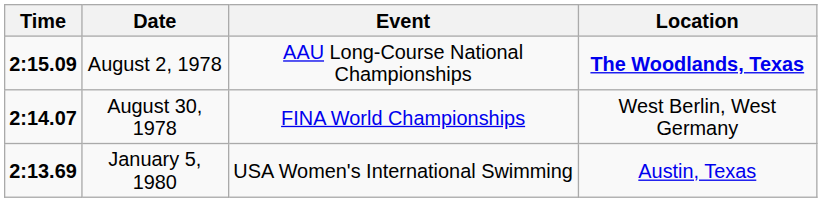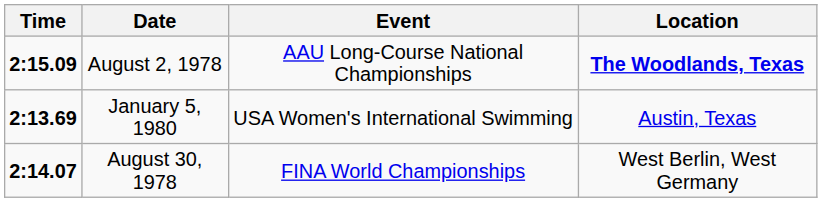rows swapped: (155, 117) <-> (155, 171)
